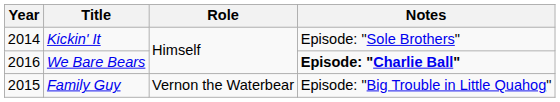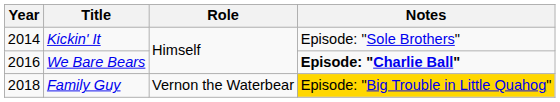(24, 85) 2015 -> (24, 85) 2018
(426, 85) no background -> (426, 85) gold background
